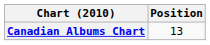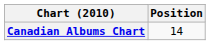(177, 31) 13 -> (177, 31) 14
